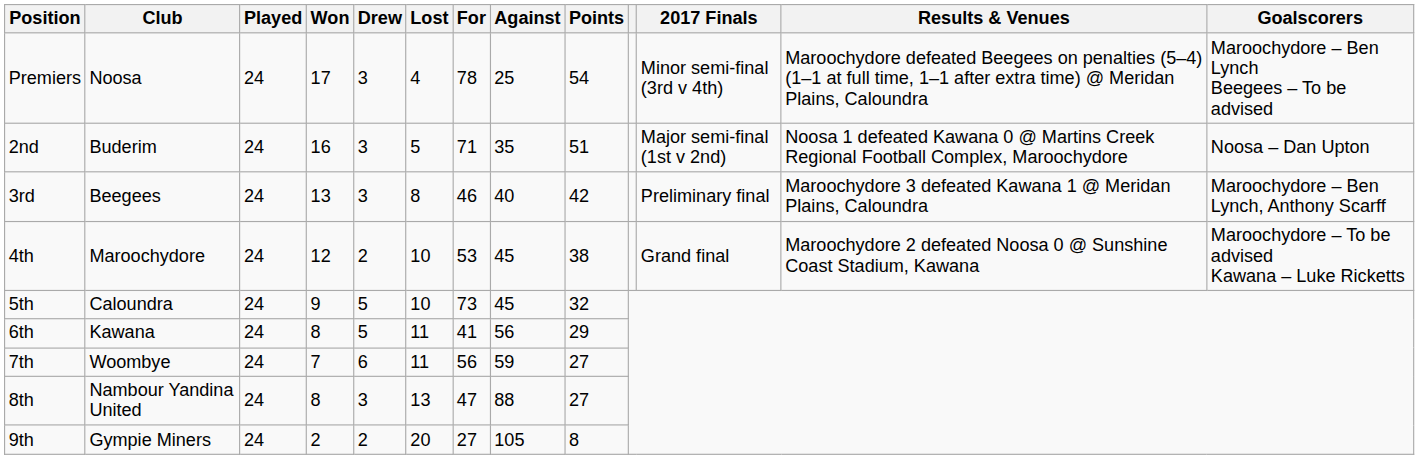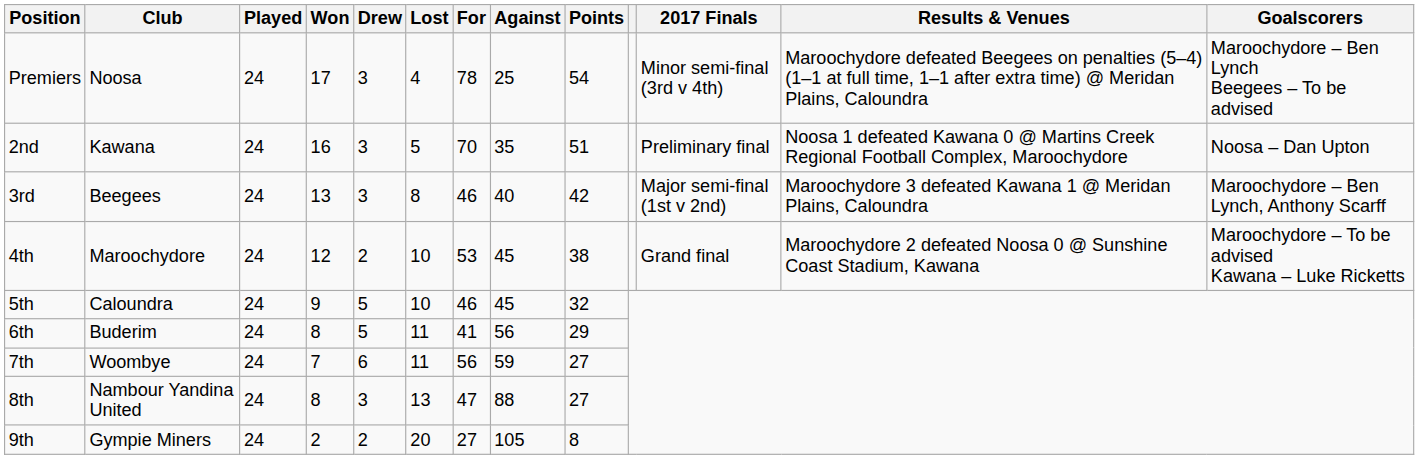(123, 147) Buderim -> (122, 147) Kawana
(467, 147) 71 -> (467, 147) 70
(705, 147) Major semi-final (1st v 2nd) -> (705, 147) Preliminary final
(705, 196) Preliminary final -> (705, 196) Major semi-final (1st v 2nd)
(467, 304) 73 -> (467, 304) 46
(122, 333) Kawana -> (123, 333) Buderim
